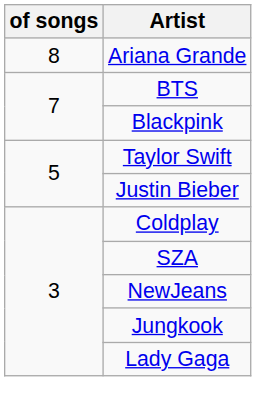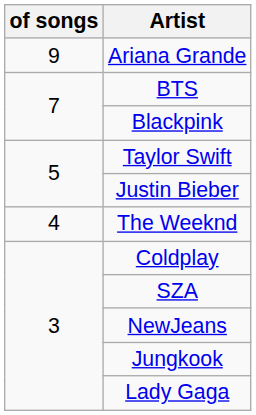(54, 55) 8 -> (54, 55) 9
+ row: (177, 223)
